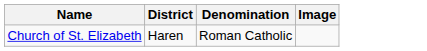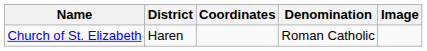+ column: (237, 14)
